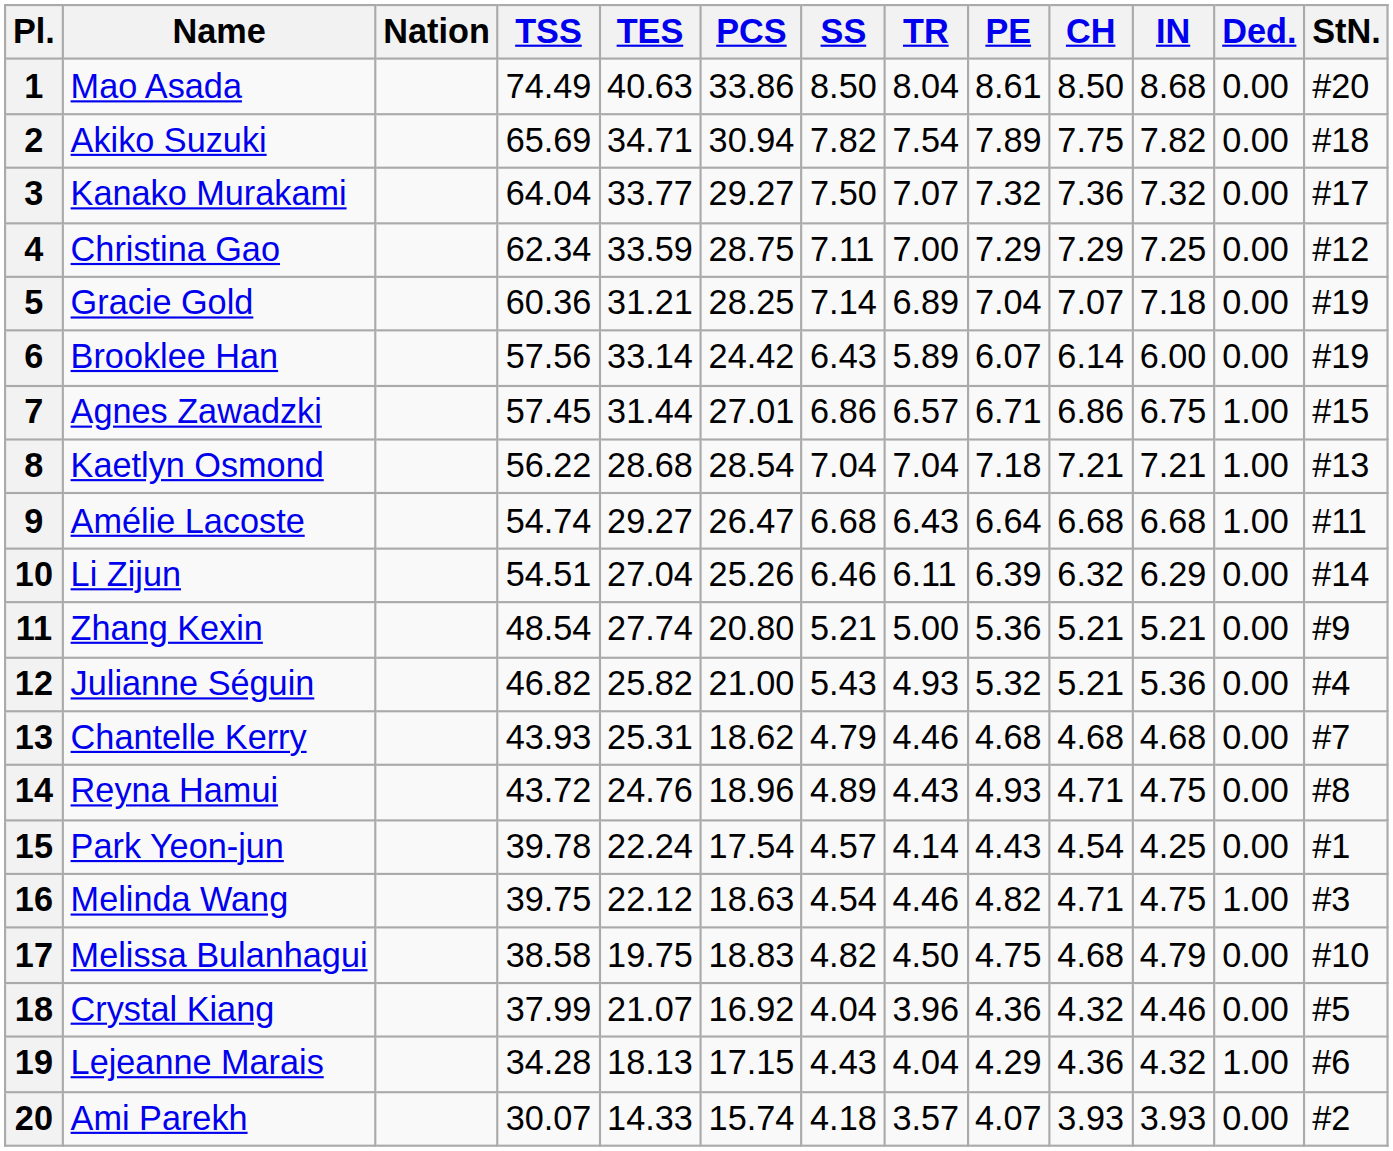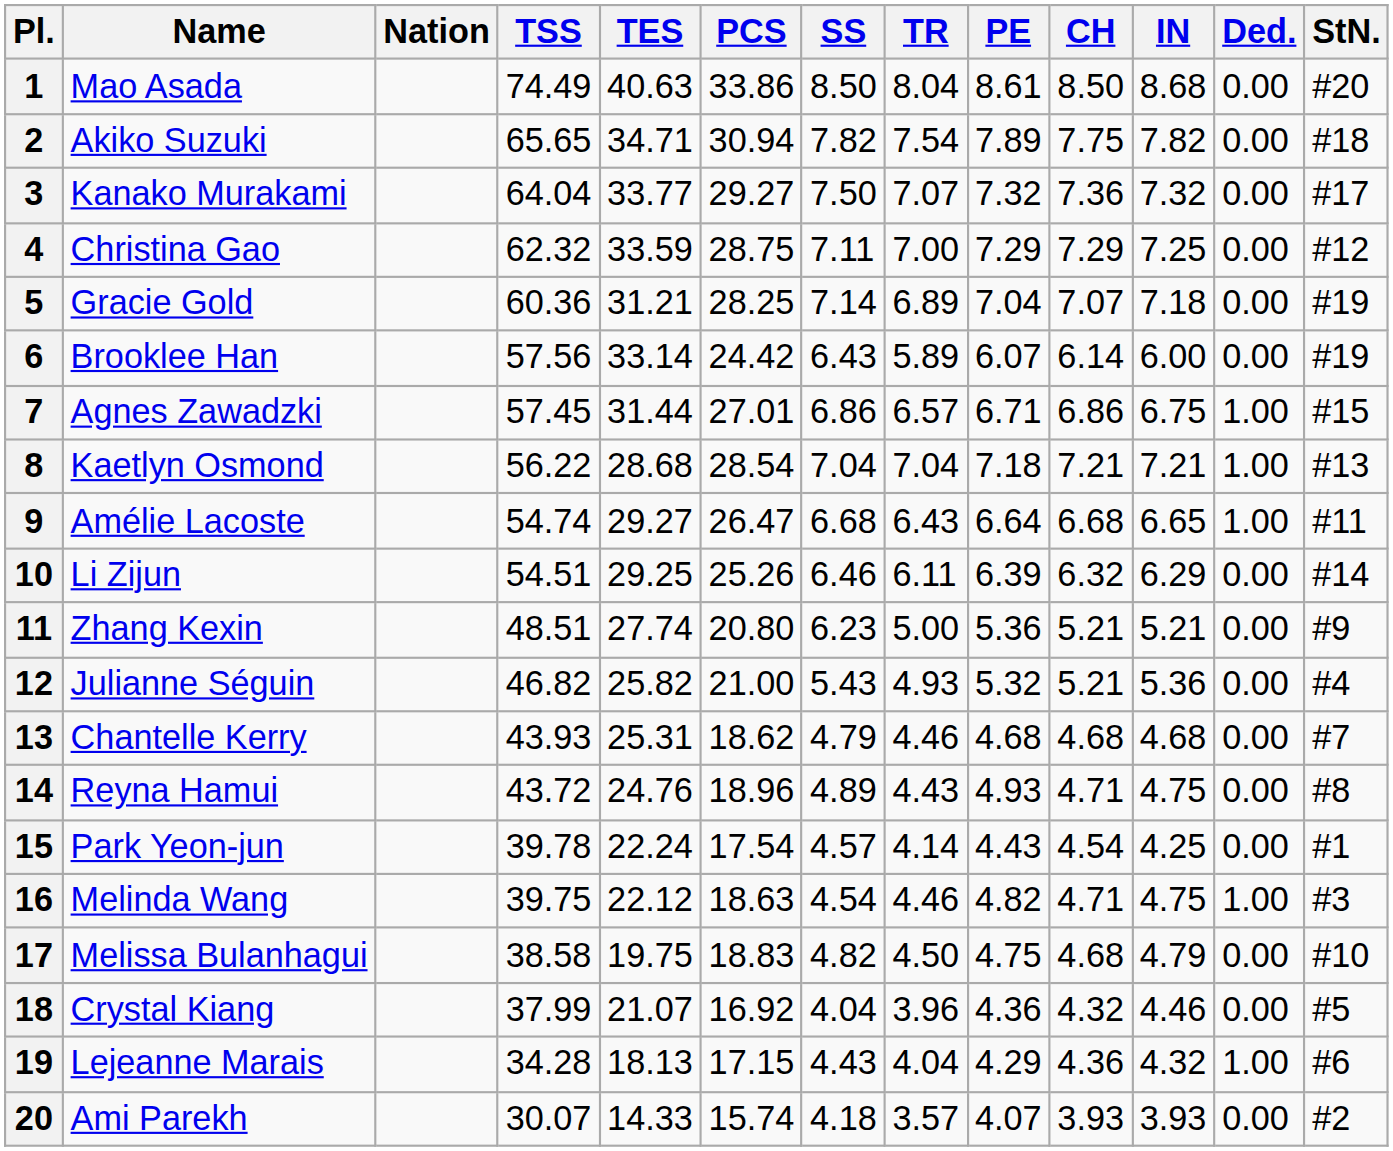(548, 140) 65.69 -> (548, 140) 65.65
(548, 248) 62.34 -> (548, 248) 62.32
(1173, 520) 6.68 -> (1173, 520) 6.65
(650, 574) 27.04 -> (650, 574) 29.25
(548, 628) 48.54 -> (548, 628) 48.51
(843, 628) 5.21 -> (843, 628) 6.23
